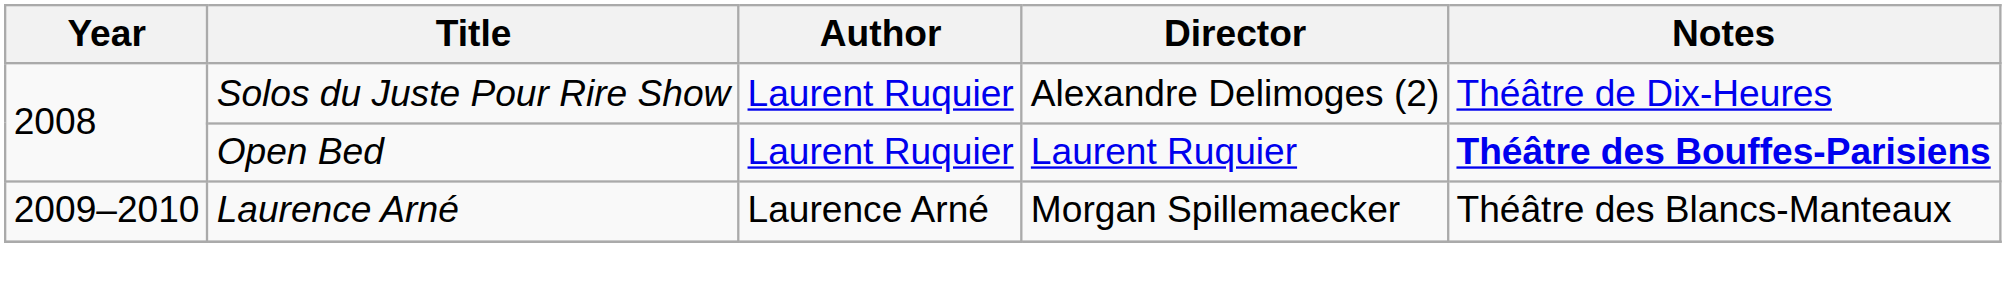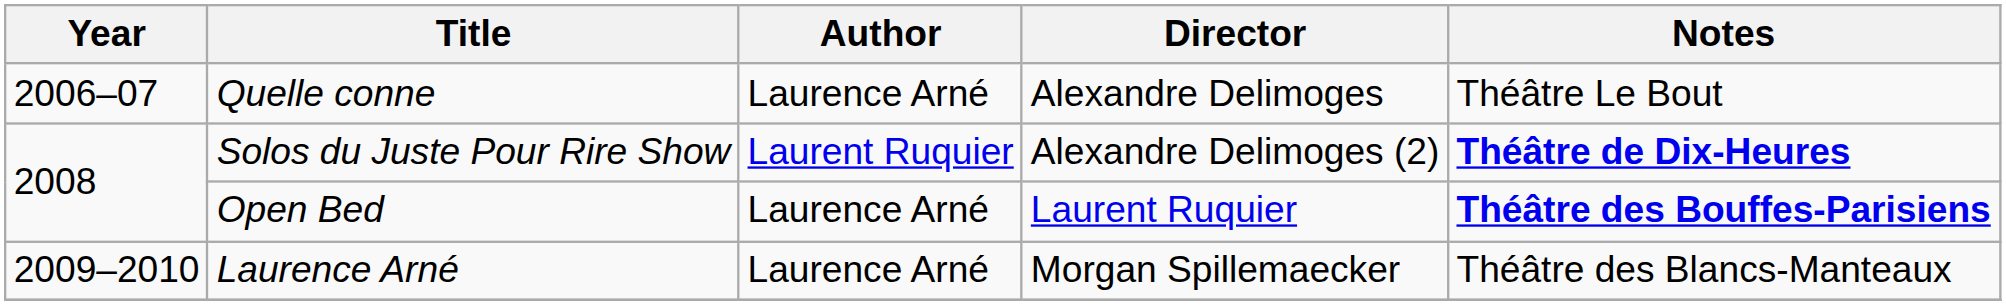+ row: (326, 92)
(1644, 92) normal -> (1653, 151) bold
(881, 151) Laurent Ruquier -> (868, 210) Laurence Arné
